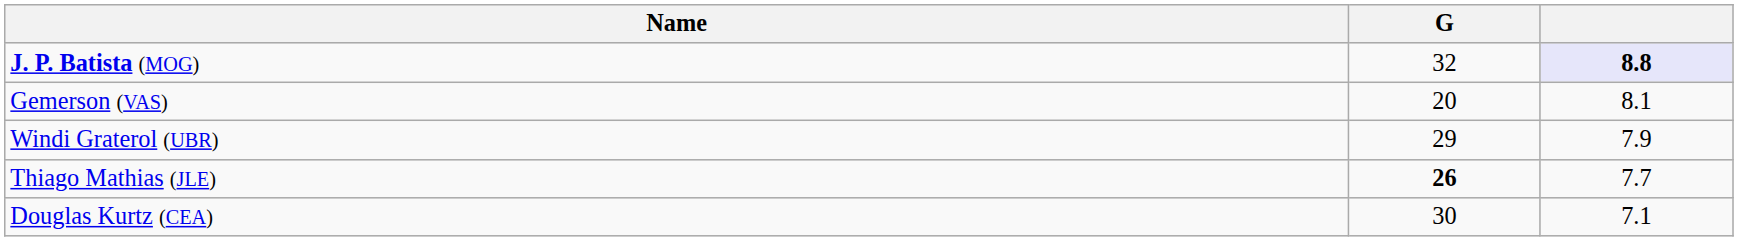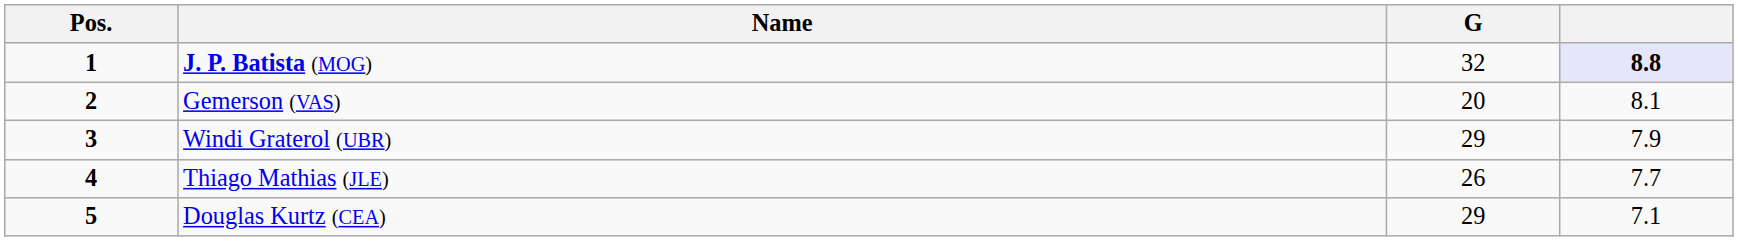+ column: (91, 23)
(1444, 178) bold -> (1473, 178) normal
(1444, 216) 30 -> (1473, 216) 29
